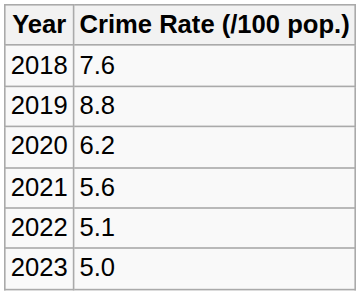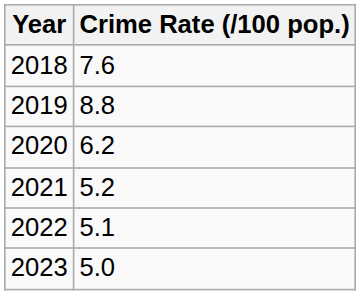(97, 187) 5.6 -> (97, 187) 5.2
